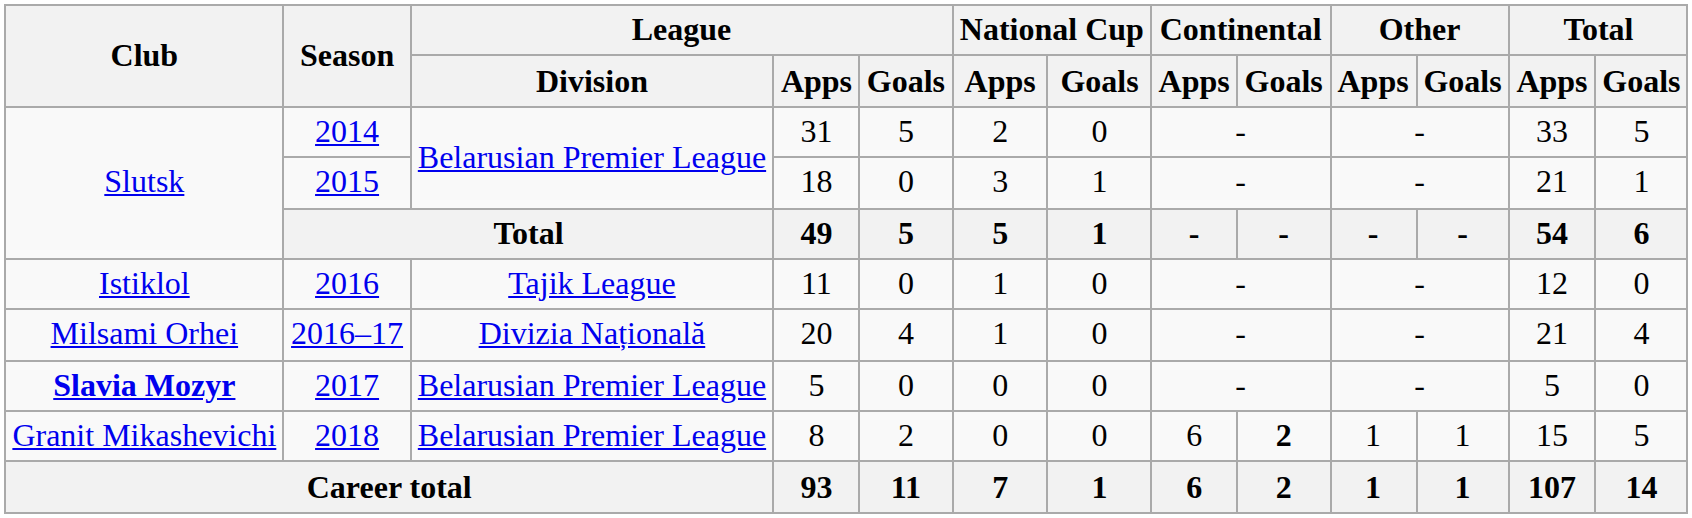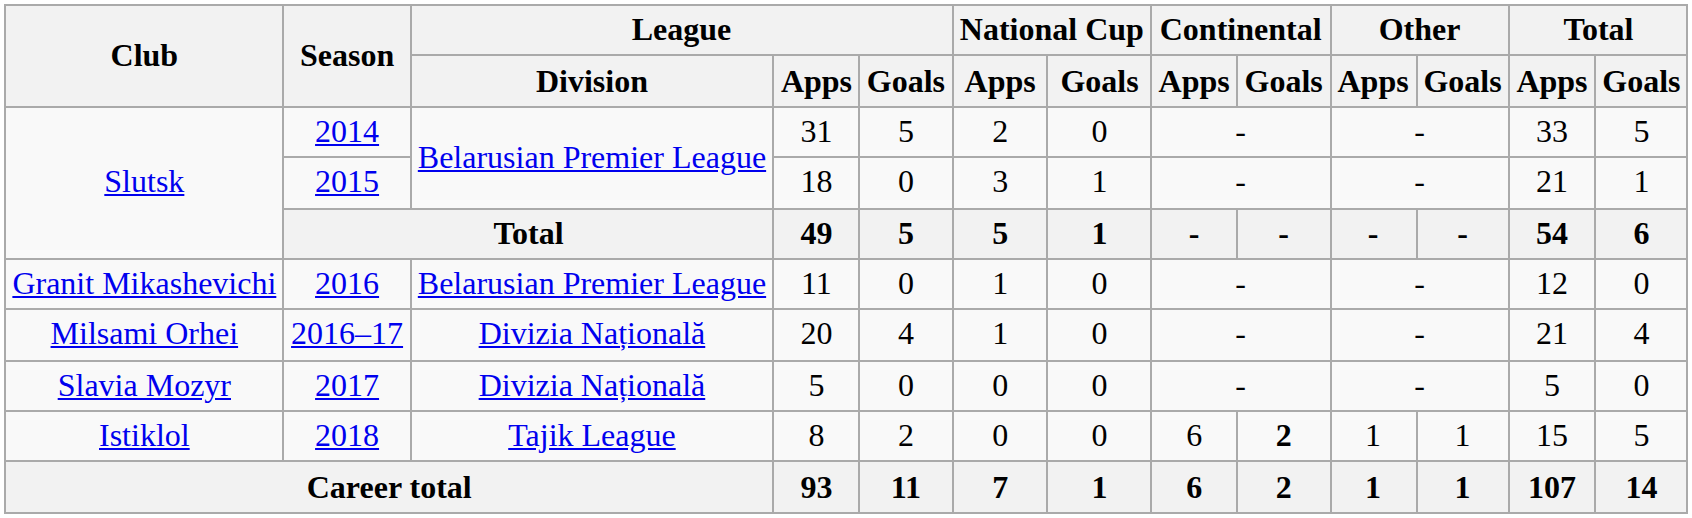(144, 283) Istiklol -> (144, 283) Granit Mikashevichi
(592, 283) Tajik League -> (592, 283) Belarusian Premier League
(144, 385) bold -> (144, 385) normal
(592, 385) Belarusian Premier League -> (592, 385) Divizia Națională
(144, 435) Granit Mikashevichi -> (144, 435) Istiklol
(592, 435) Belarusian Premier League -> (592, 435) Tajik League
